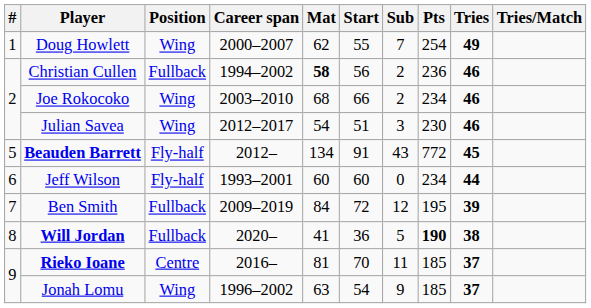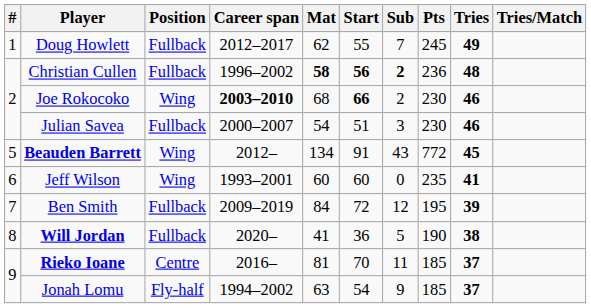(177, 45) Wing -> (177, 45) Fullback
(256, 45) 2000–2007 -> (256, 45) 2012–2017
(434, 45) 254 -> (434, 45) 245
(256, 72) 1994–2002 -> (256, 72) 1996–2002
(361, 72) normal -> (361, 72) bold
(400, 72) normal -> (400, 72) bold
(472, 72) 46 -> (472, 72) 48
(256, 99) normal -> (256, 99) bold
(361, 99) normal -> (361, 99) bold
(434, 99) 234 -> (434, 99) 230
(177, 126) Wing -> (177, 126) Fullback
(256, 126) 2012–2017 -> (256, 126) 2000–2007
(177, 153) Fly-half -> (177, 153) Wing
(177, 180) Fly-half -> (177, 180) Wing
(434, 180) 234 -> (434, 180) 235
(472, 180) 44 -> (472, 180) 41
(434, 234) bold -> (434, 234) normal
(177, 288) Wing -> (177, 288) Fly-half
(256, 288) 1996–2002 -> (256, 288) 1994–2002
